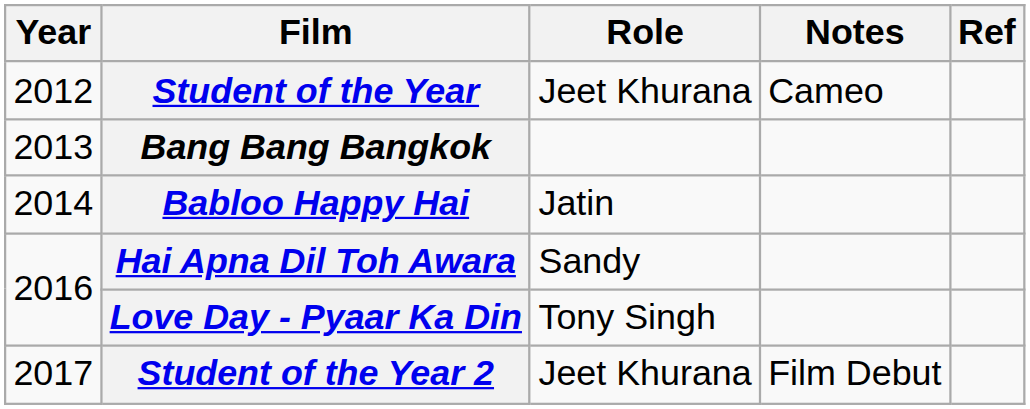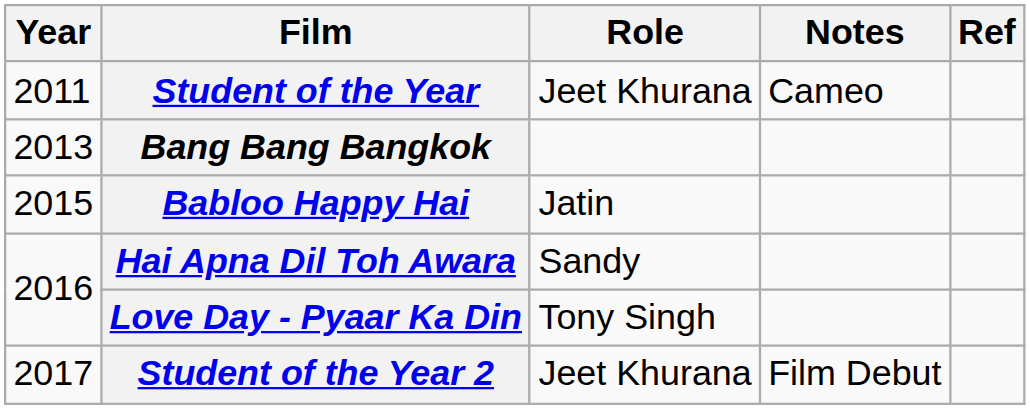(53, 89) 2012 -> (52, 89) 2011
(53, 203) 2014 -> (53, 203) 2015
